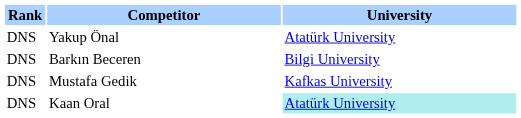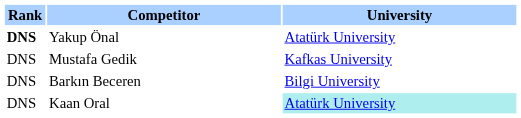(21, 37) normal -> (21, 37) bold
rows swapped: (95, 59) <-> (93, 81)
